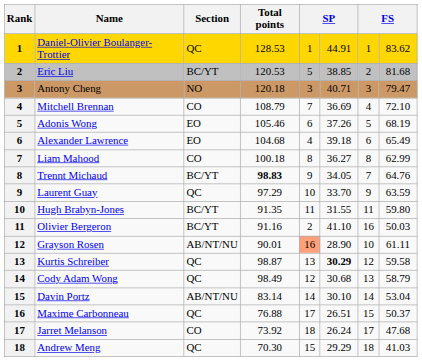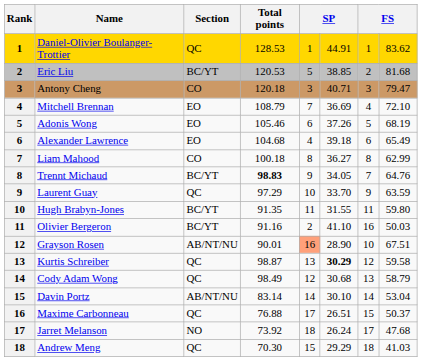(194, 89) NO -> (194, 89) CO
(194, 106) CO -> (194, 106) EO
(398, 244) 61.11 -> (398, 244) 67.51
(194, 330) CO -> (194, 330) NO
